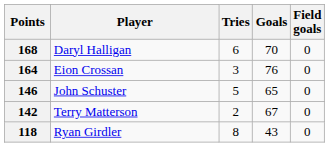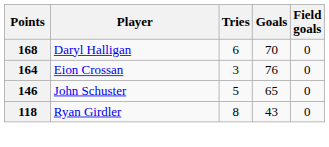- row: (28, 111)
